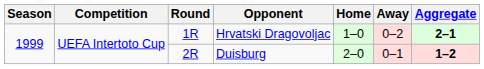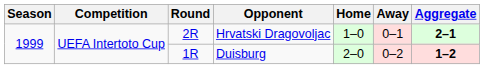(190, 34) 1R -> (190, 34) 2R
(393, 34) 0–2 -> (393, 34) 0–1
(190, 53) 2R -> (190, 53) 1R
(393, 53) 0–1 -> (393, 53) 0–2
